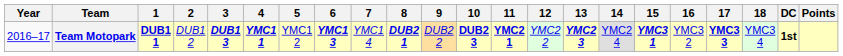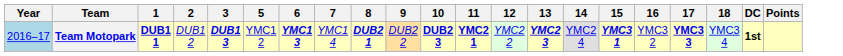- column: (261, 13)
(28, 36) no background -> (28, 36) lightblue background
